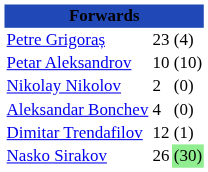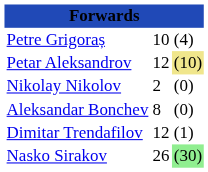(161, 39) 23 -> (161, 39) 10
(161, 62) 10 -> (161, 62) 12
(188, 62) no background -> (188, 62) khaki background
(157, 109) 4 -> (157, 109) 8
